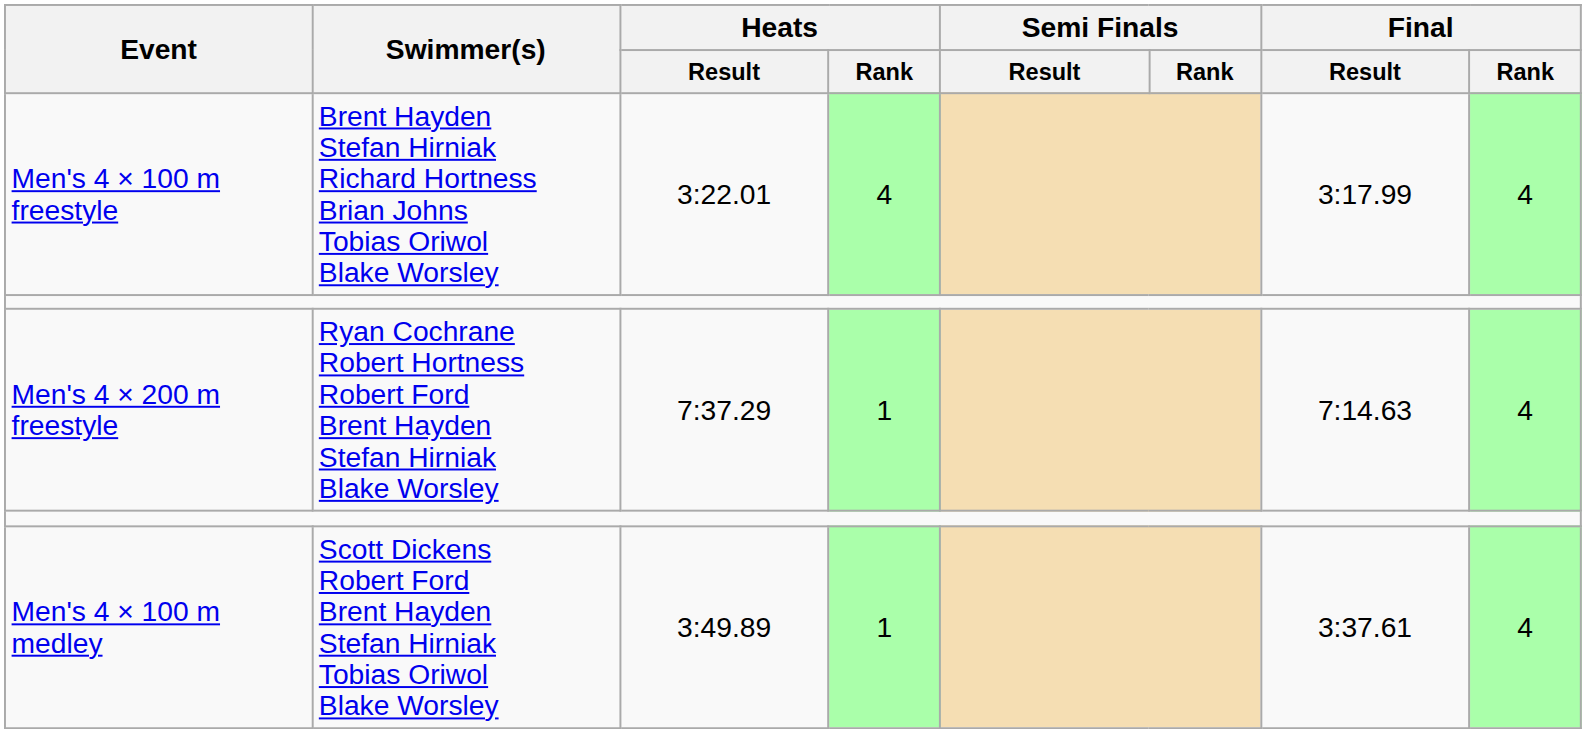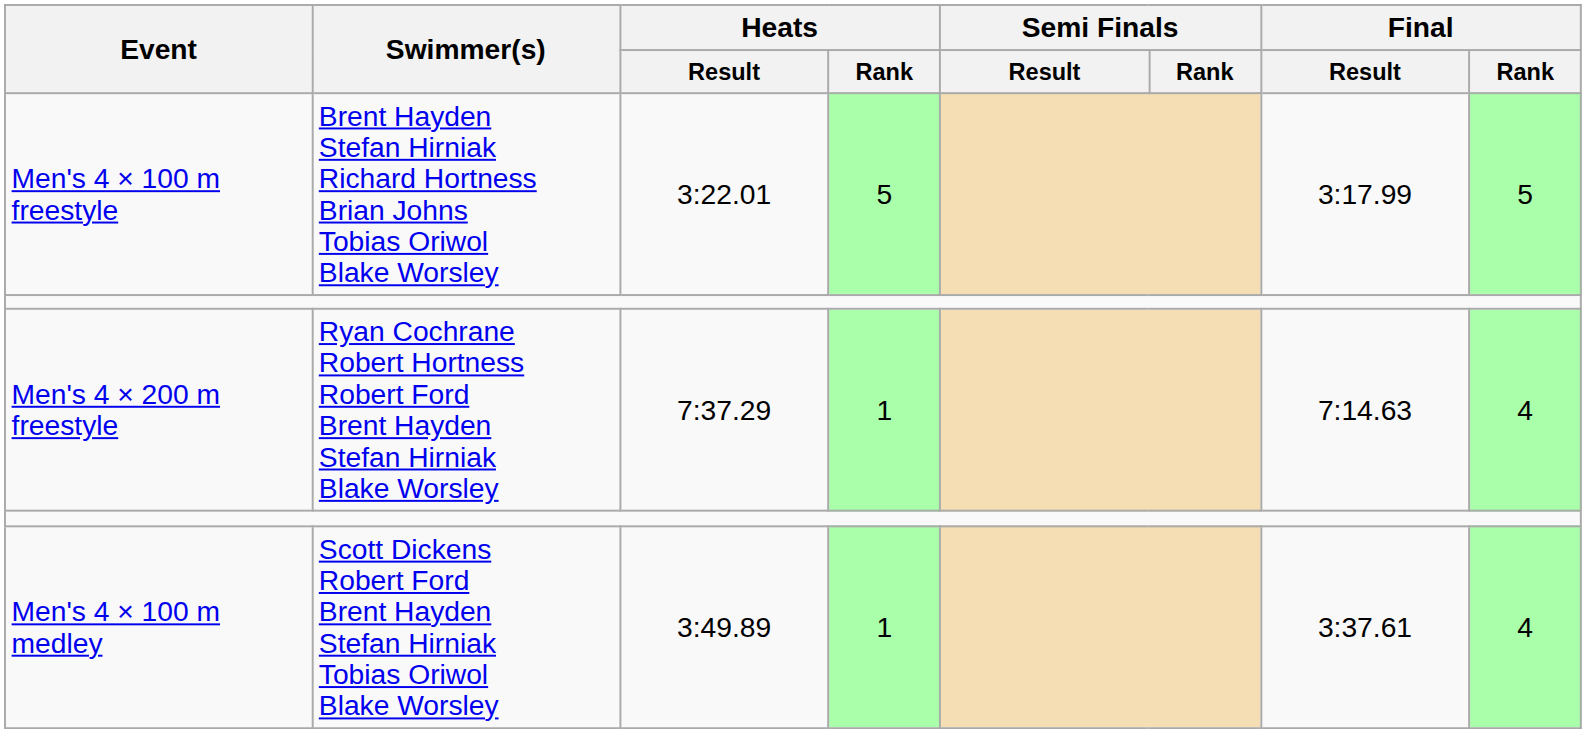(884, 194) 4 -> (884, 194) 5
(1525, 194) 4 -> (1525, 194) 5
